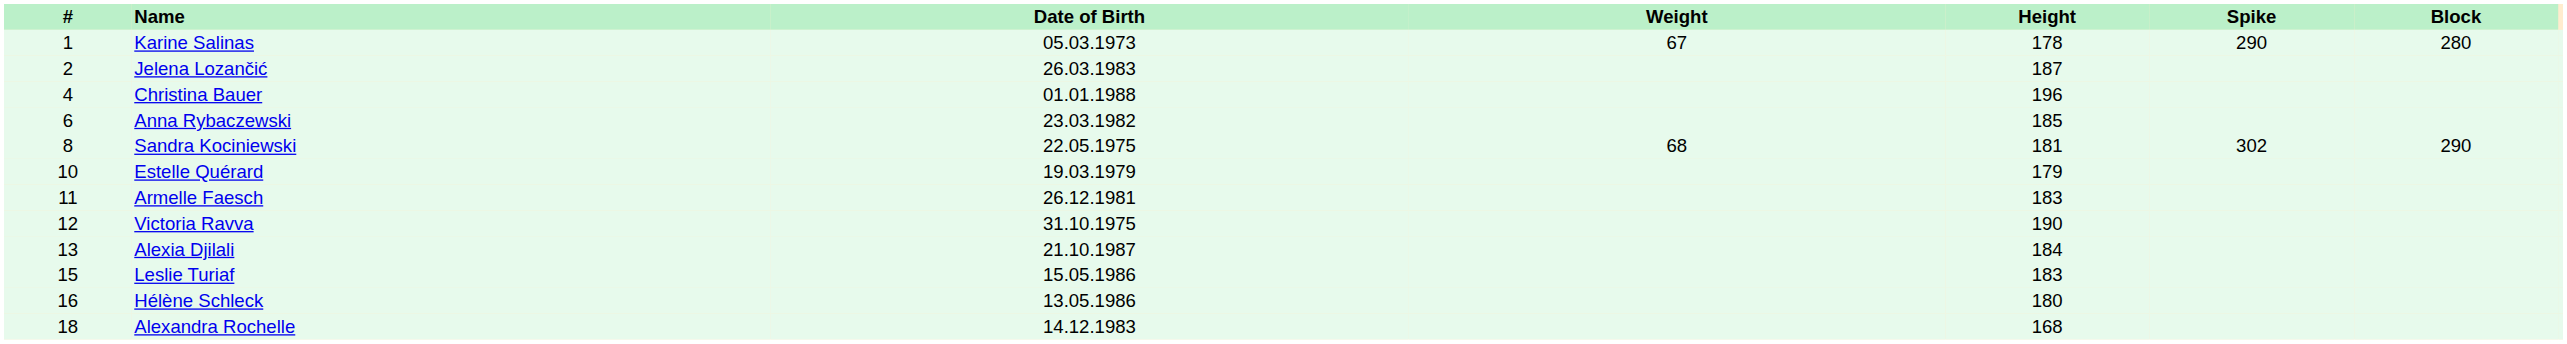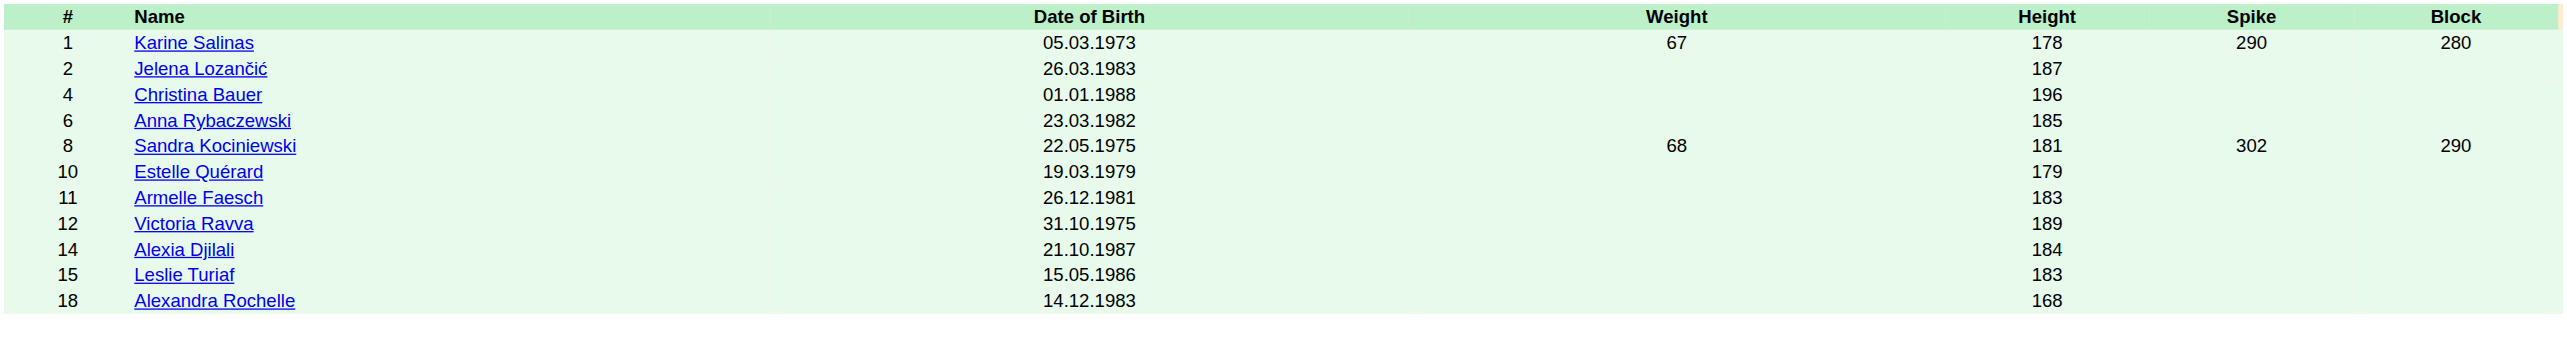(2047, 223) 190 -> (2047, 223) 189
(68, 249) 13 -> (68, 249) 14
- row: (199, 301)
